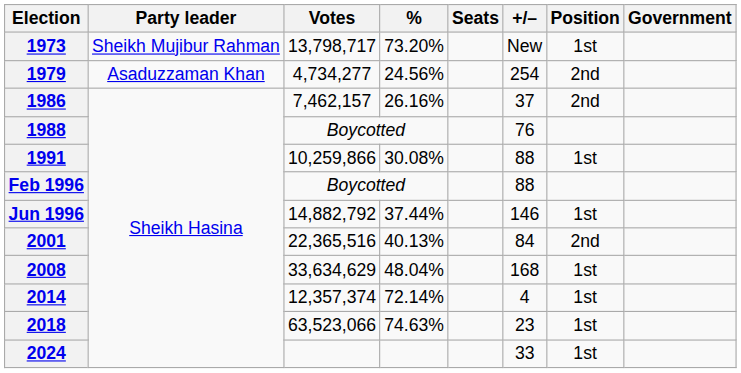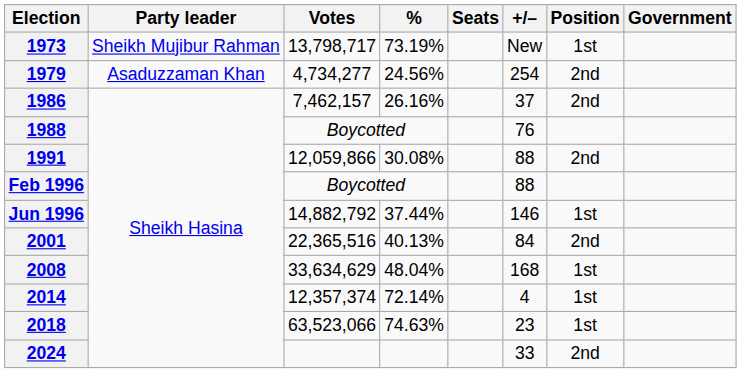(414, 46) 73.20% -> (414, 46) 73.19%
(332, 158) 10,259,866 -> (332, 158) 12,059,866
(585, 158) 1st -> (585, 158) 2nd
(585, 353) 1st -> (585, 353) 2nd
